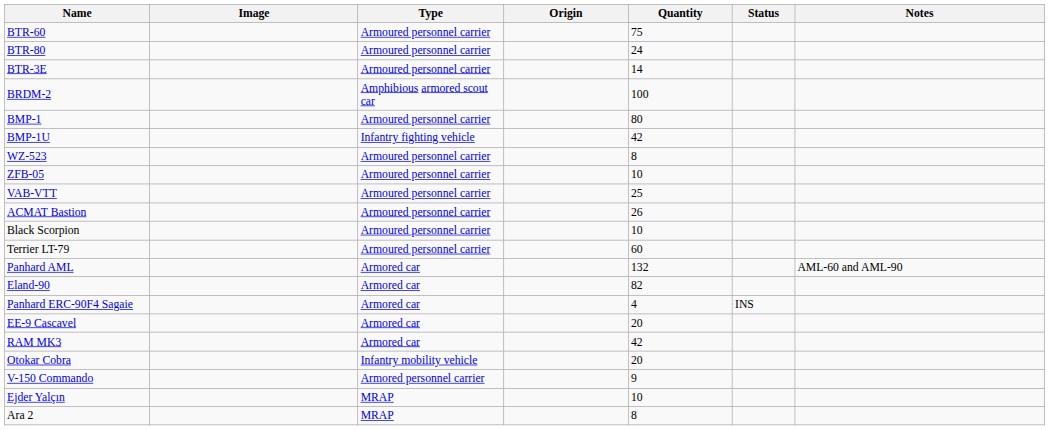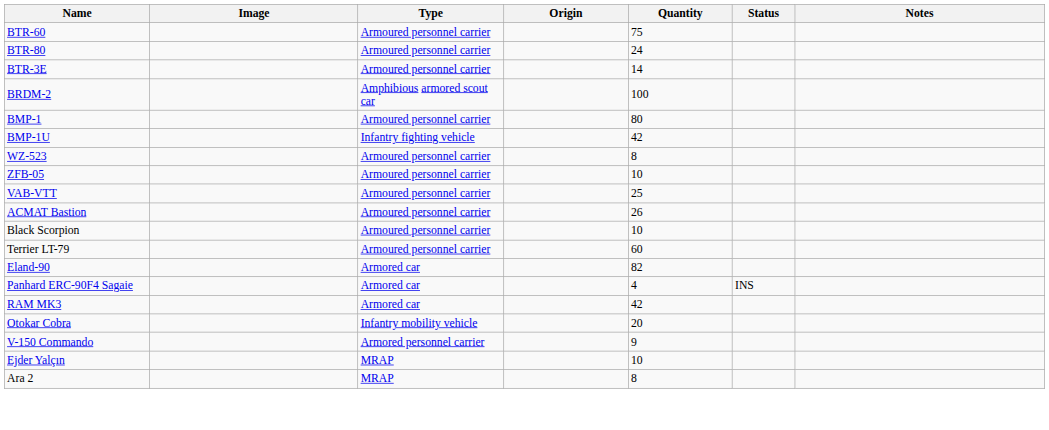- row: (40, 267)
- row: (42, 323)
